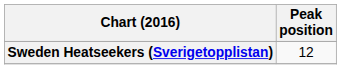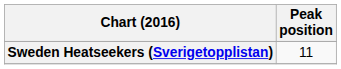(306, 52) 12 -> (306, 52) 11
